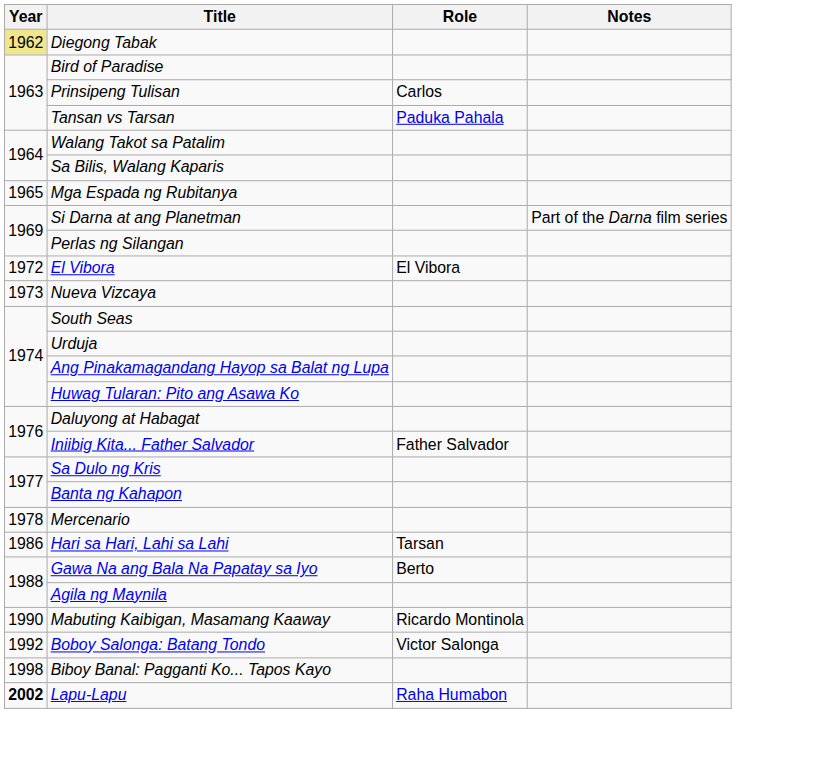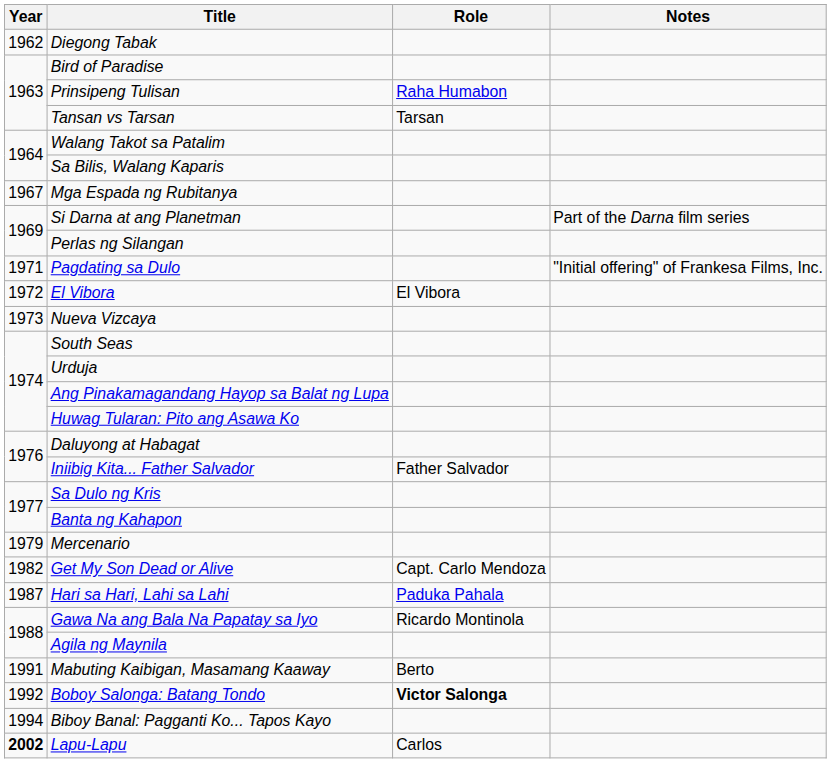(26, 42) khaki background -> (26, 42) no background
(419, 92) Carlos -> (452, 92) Raha Humabon
(450, 117) Paduka Pahala -> (420, 117) Tarsan
(26, 192) 1965 -> (26, 192) 1967
+ row: (115, 268)
(26, 519) 1978 -> (26, 544) 1979
+ row: (142, 569)
(26, 544) 1986 -> (26, 594) 1987
(420, 544) Tarsan -> (450, 594) Paduka Pahala
(415, 569) Berto -> (460, 619) Ricardo Montinola
(26, 619) 1990 -> (26, 670) 1991
(460, 619) Ricardo Montinola -> (415, 670) Berto
(448, 645) normal -> (451, 695) bold
(26, 670) 1998 -> (26, 720) 1994
(452, 695) Raha Humabon -> (419, 745) Carlos
